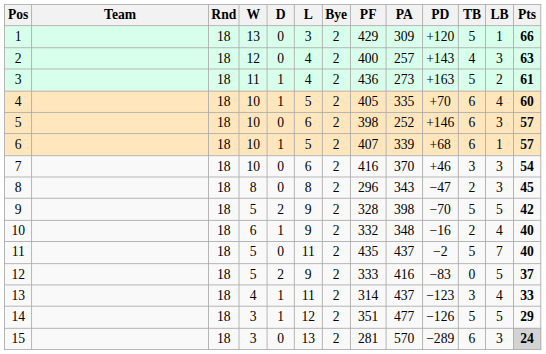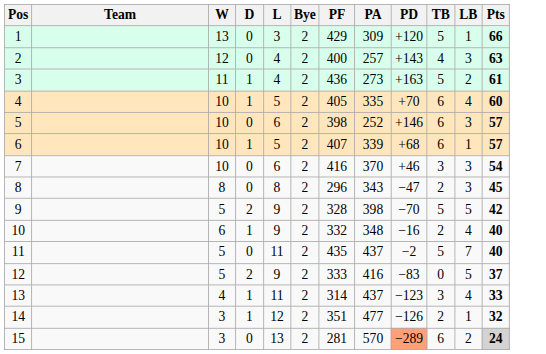- column: (224, 15)
(472, 317) 5 -> (441, 317) 2
(500, 317) 5 -> (468, 317) 1
(527, 317) 29 -> (496, 317) 32
(440, 338) no background -> (409, 338) lightsalmon background
(500, 338) 3 -> (468, 338) 2
